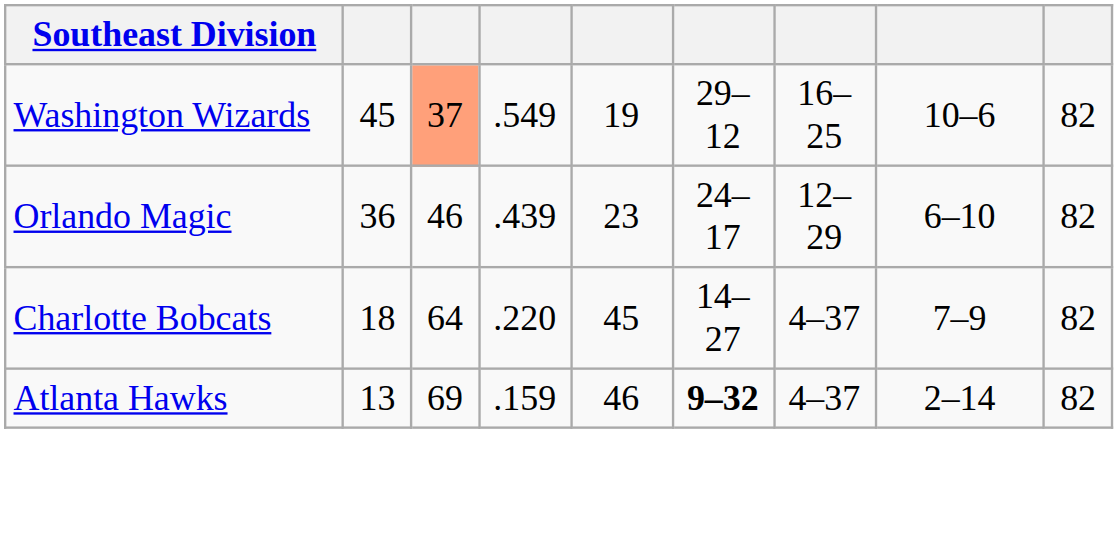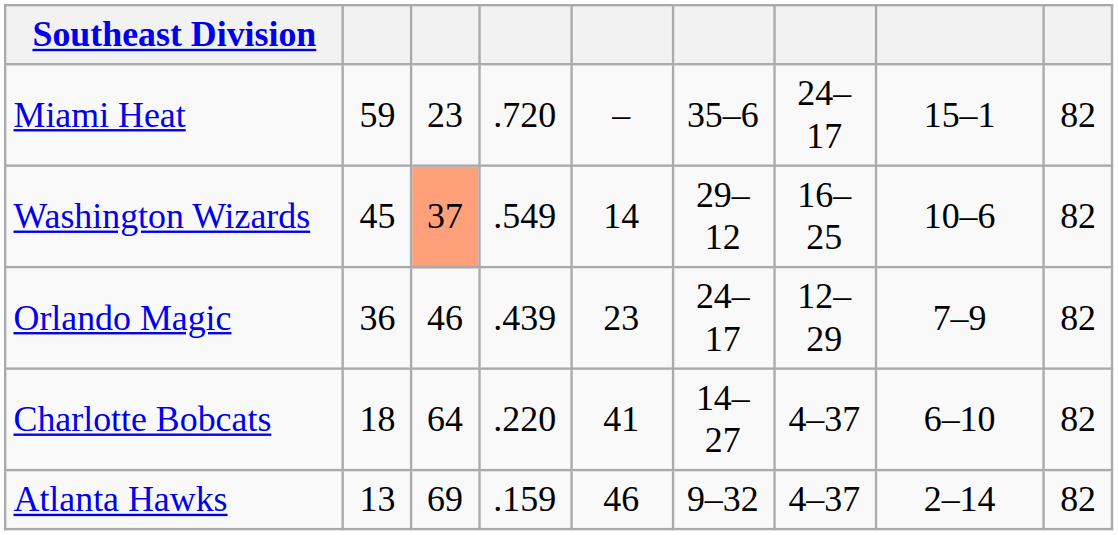+ row: (100, 114)
(621, 114) 19 -> (621, 216) 14
(960, 216) 6–10 -> (960, 317) 7–9
(621, 317) 45 -> (621, 419) 41
(960, 317) 7–9 -> (960, 419) 6–10
(723, 398) bold -> (723, 499) normal
